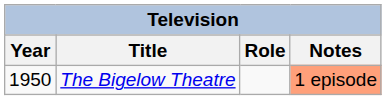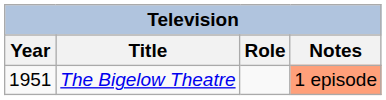(30, 80) 1950 -> (30, 80) 1951
